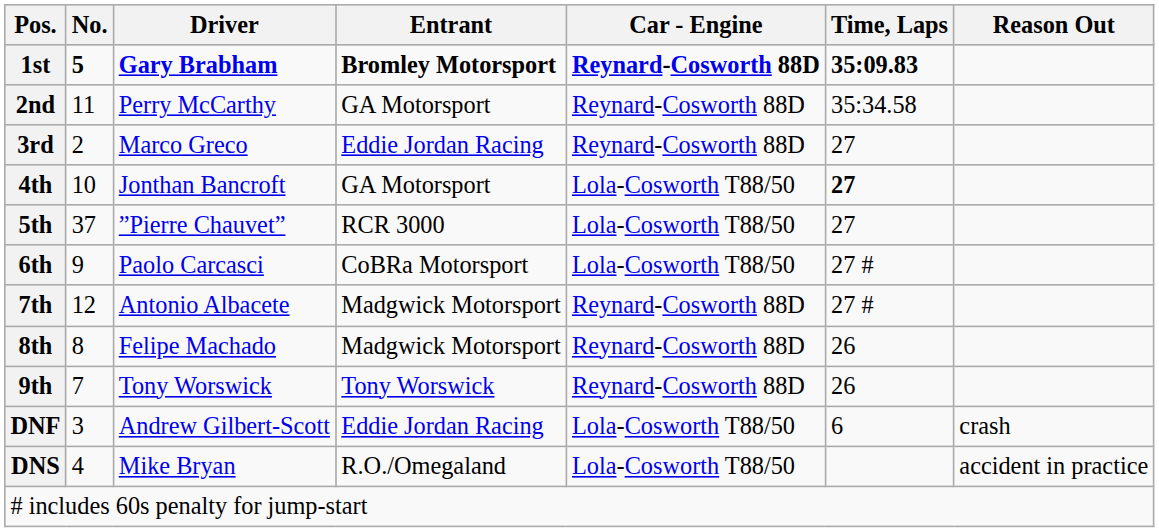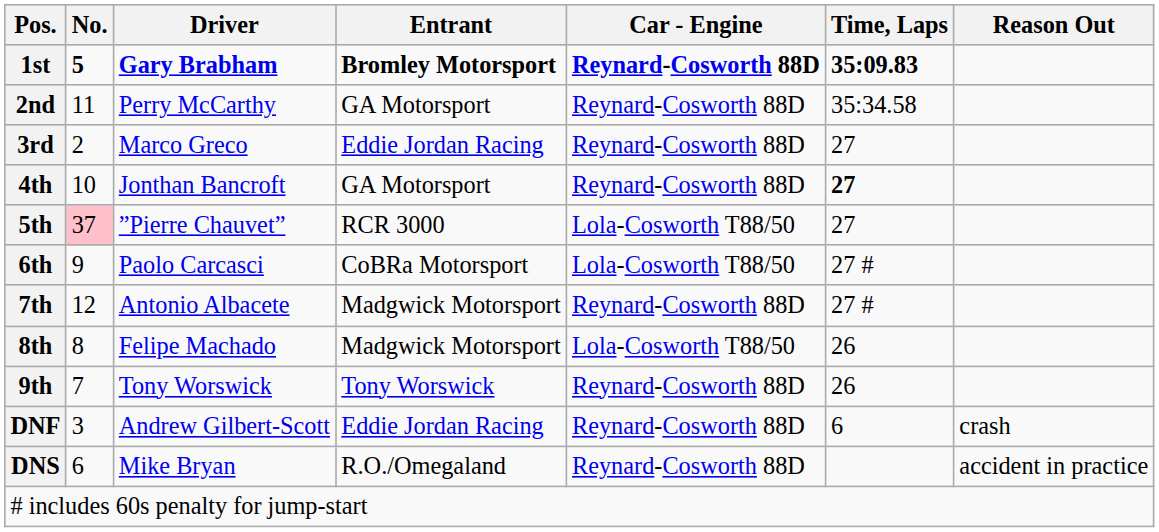(683, 185) Lola-Cosworth T88/50 -> (688, 185) Reynard-Cosworth 88D
(84, 225) no background -> (84, 225) pink background
(688, 345) Reynard-Cosworth 88D -> (683, 345) Lola-Cosworth T88/50
(683, 425) Lola-Cosworth T88/50 -> (688, 425) Reynard-Cosworth 88D
(78, 465) 4 -> (78, 465) 6
(683, 465) Lola-Cosworth T88/50 -> (688, 465) Reynard-Cosworth 88D
